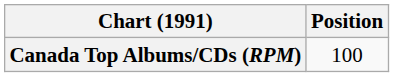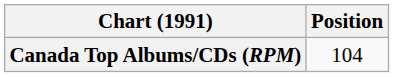(347, 54) 100 -> (347, 54) 104
